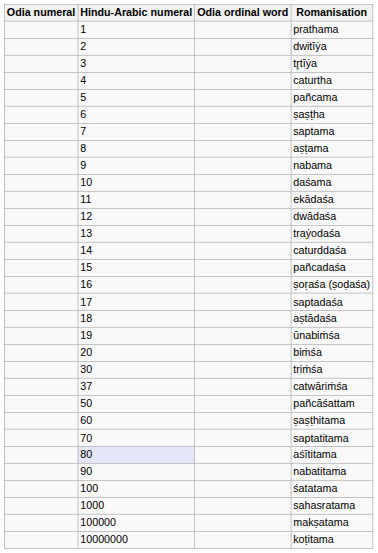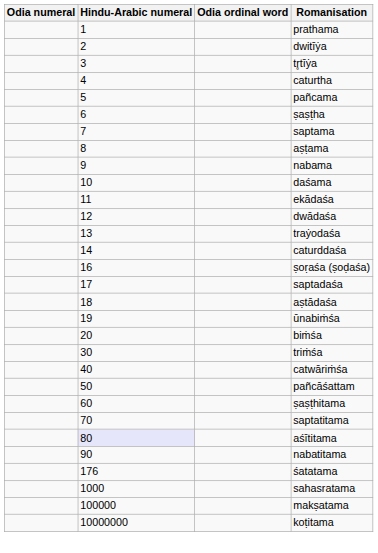- row: (319, 268)
(86, 387) 37 -> (86, 370) 40
(89, 489) 100 -> (89, 472) 176
